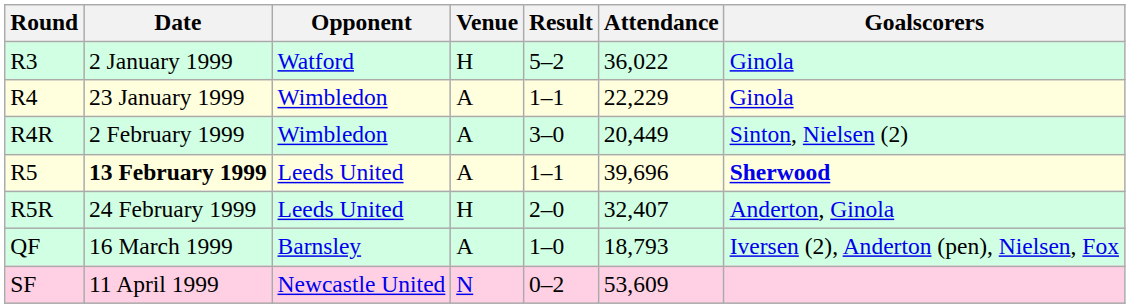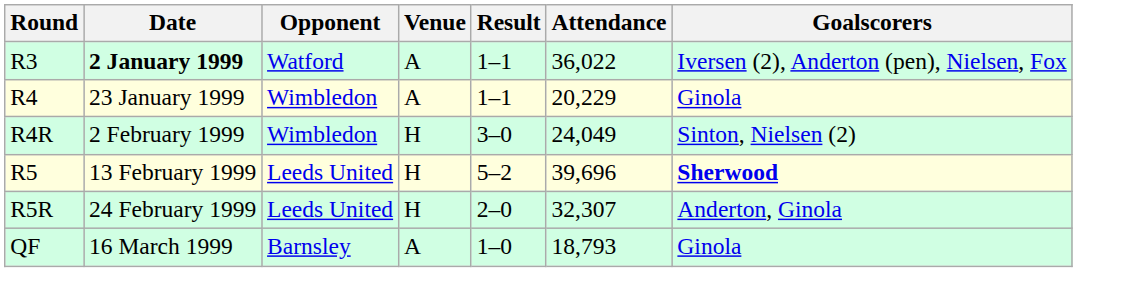(161, 60) normal -> (166, 60) bold
(465, 60) H -> (412, 60) A
(547, 60) 5–2 -> (494, 60) 1–1
(762, 60) Ginola -> (872, 60) Iversen (2), Anderton (pen), Nielsen, Fox
(636, 97) 22,229 -> (584, 97) 20,229
(465, 135) A -> (412, 135) H
(636, 135) 20,449 -> (584, 135) 24,049
(178, 172) bold -> (173, 172) normal
(465, 172) A -> (412, 172) H
(547, 172) 1–1 -> (494, 172) 5–2
(636, 209) 32,407 -> (584, 209) 32,307
(924, 246) Iversen (2), Anderton (pen), Nielsen, Fox -> (709, 246) Ginola
- row: (23, 284)
